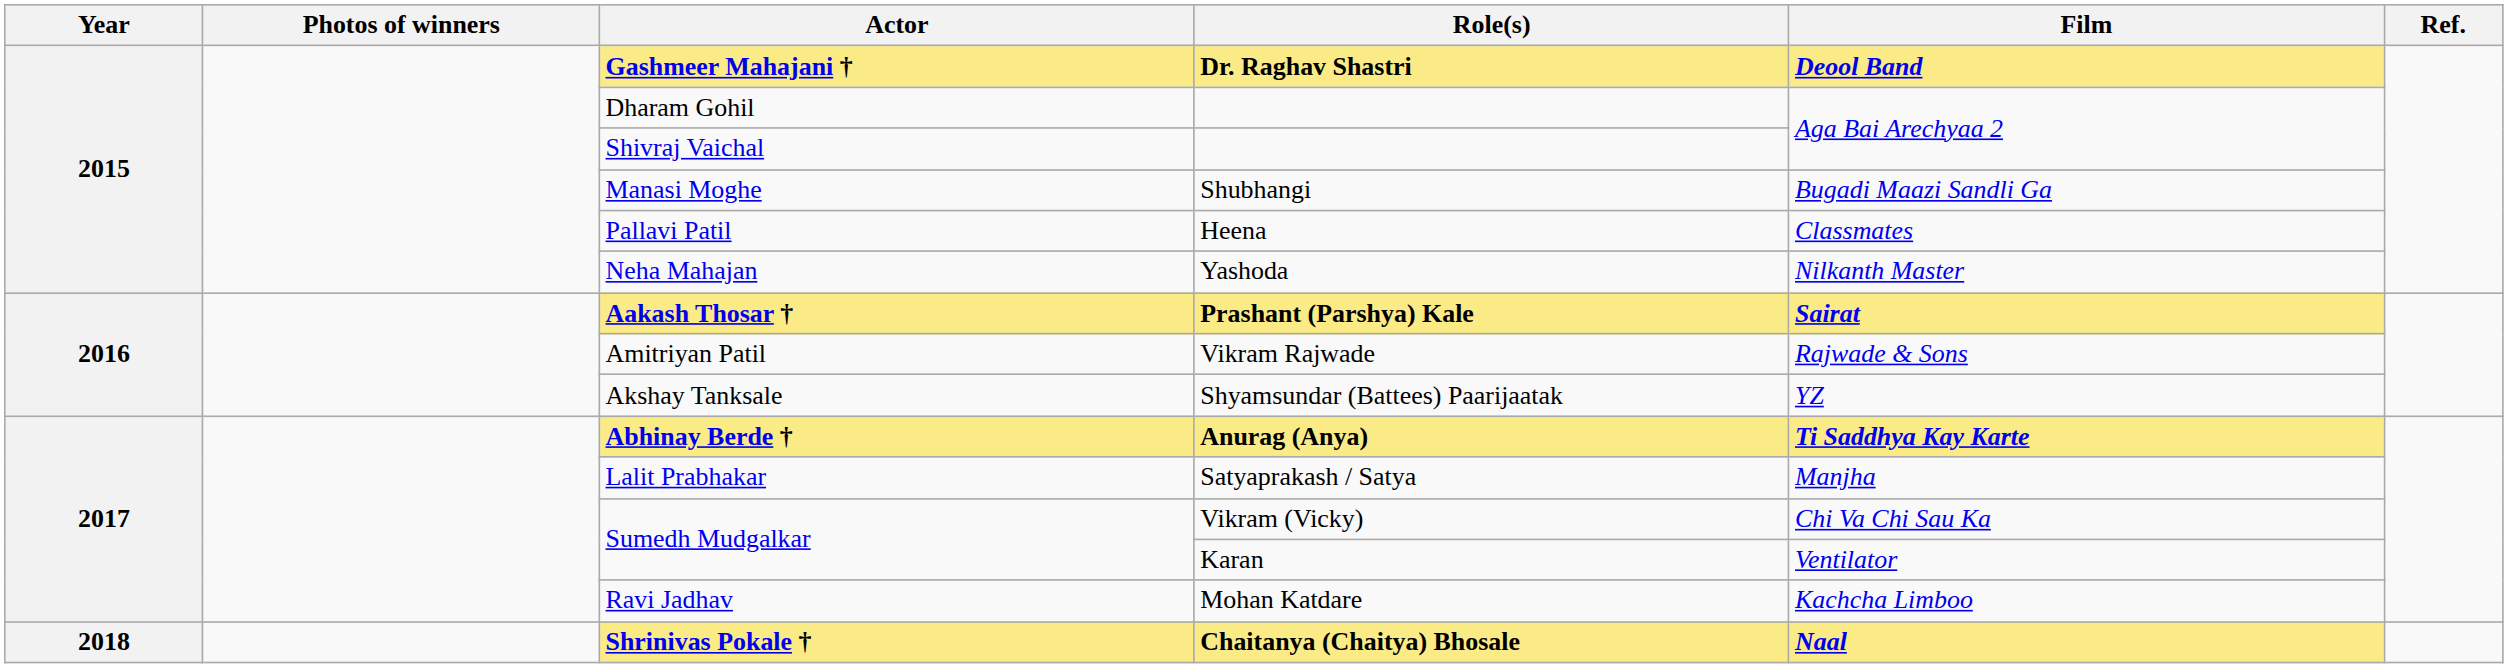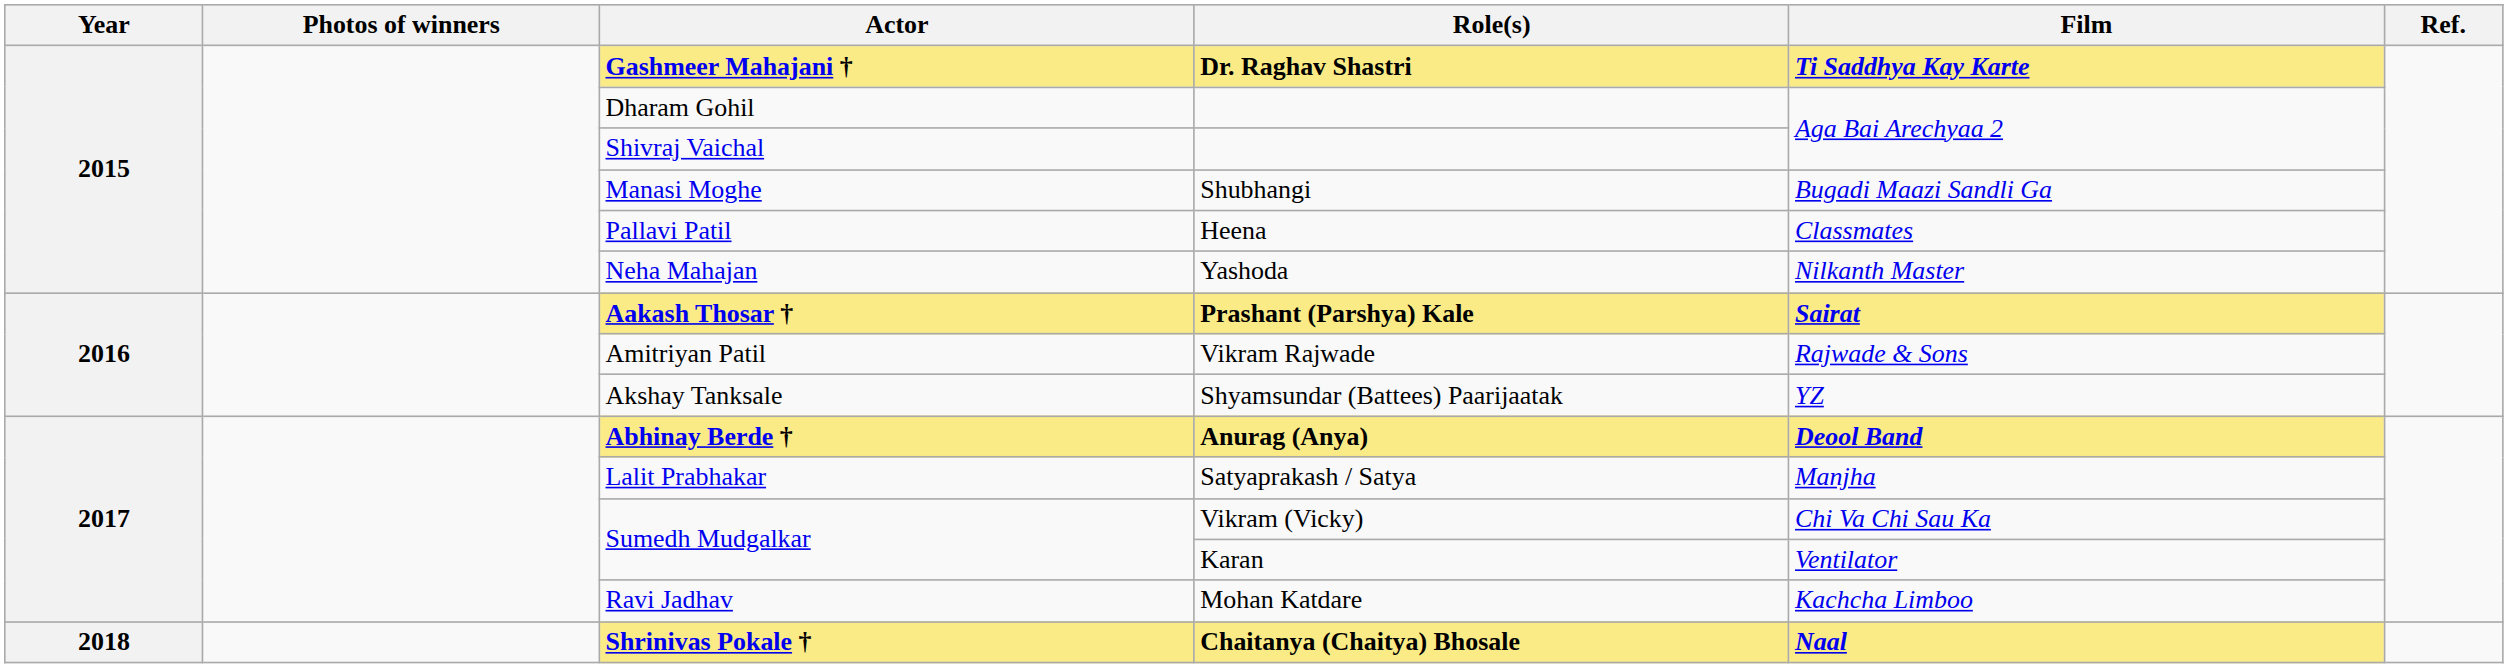(1859, 66) Deool Band -> (1912, 66) Ti Saddhya Kay Karte
(1912, 436) Ti Saddhya Kay Karte -> (1859, 436) Deool Band
